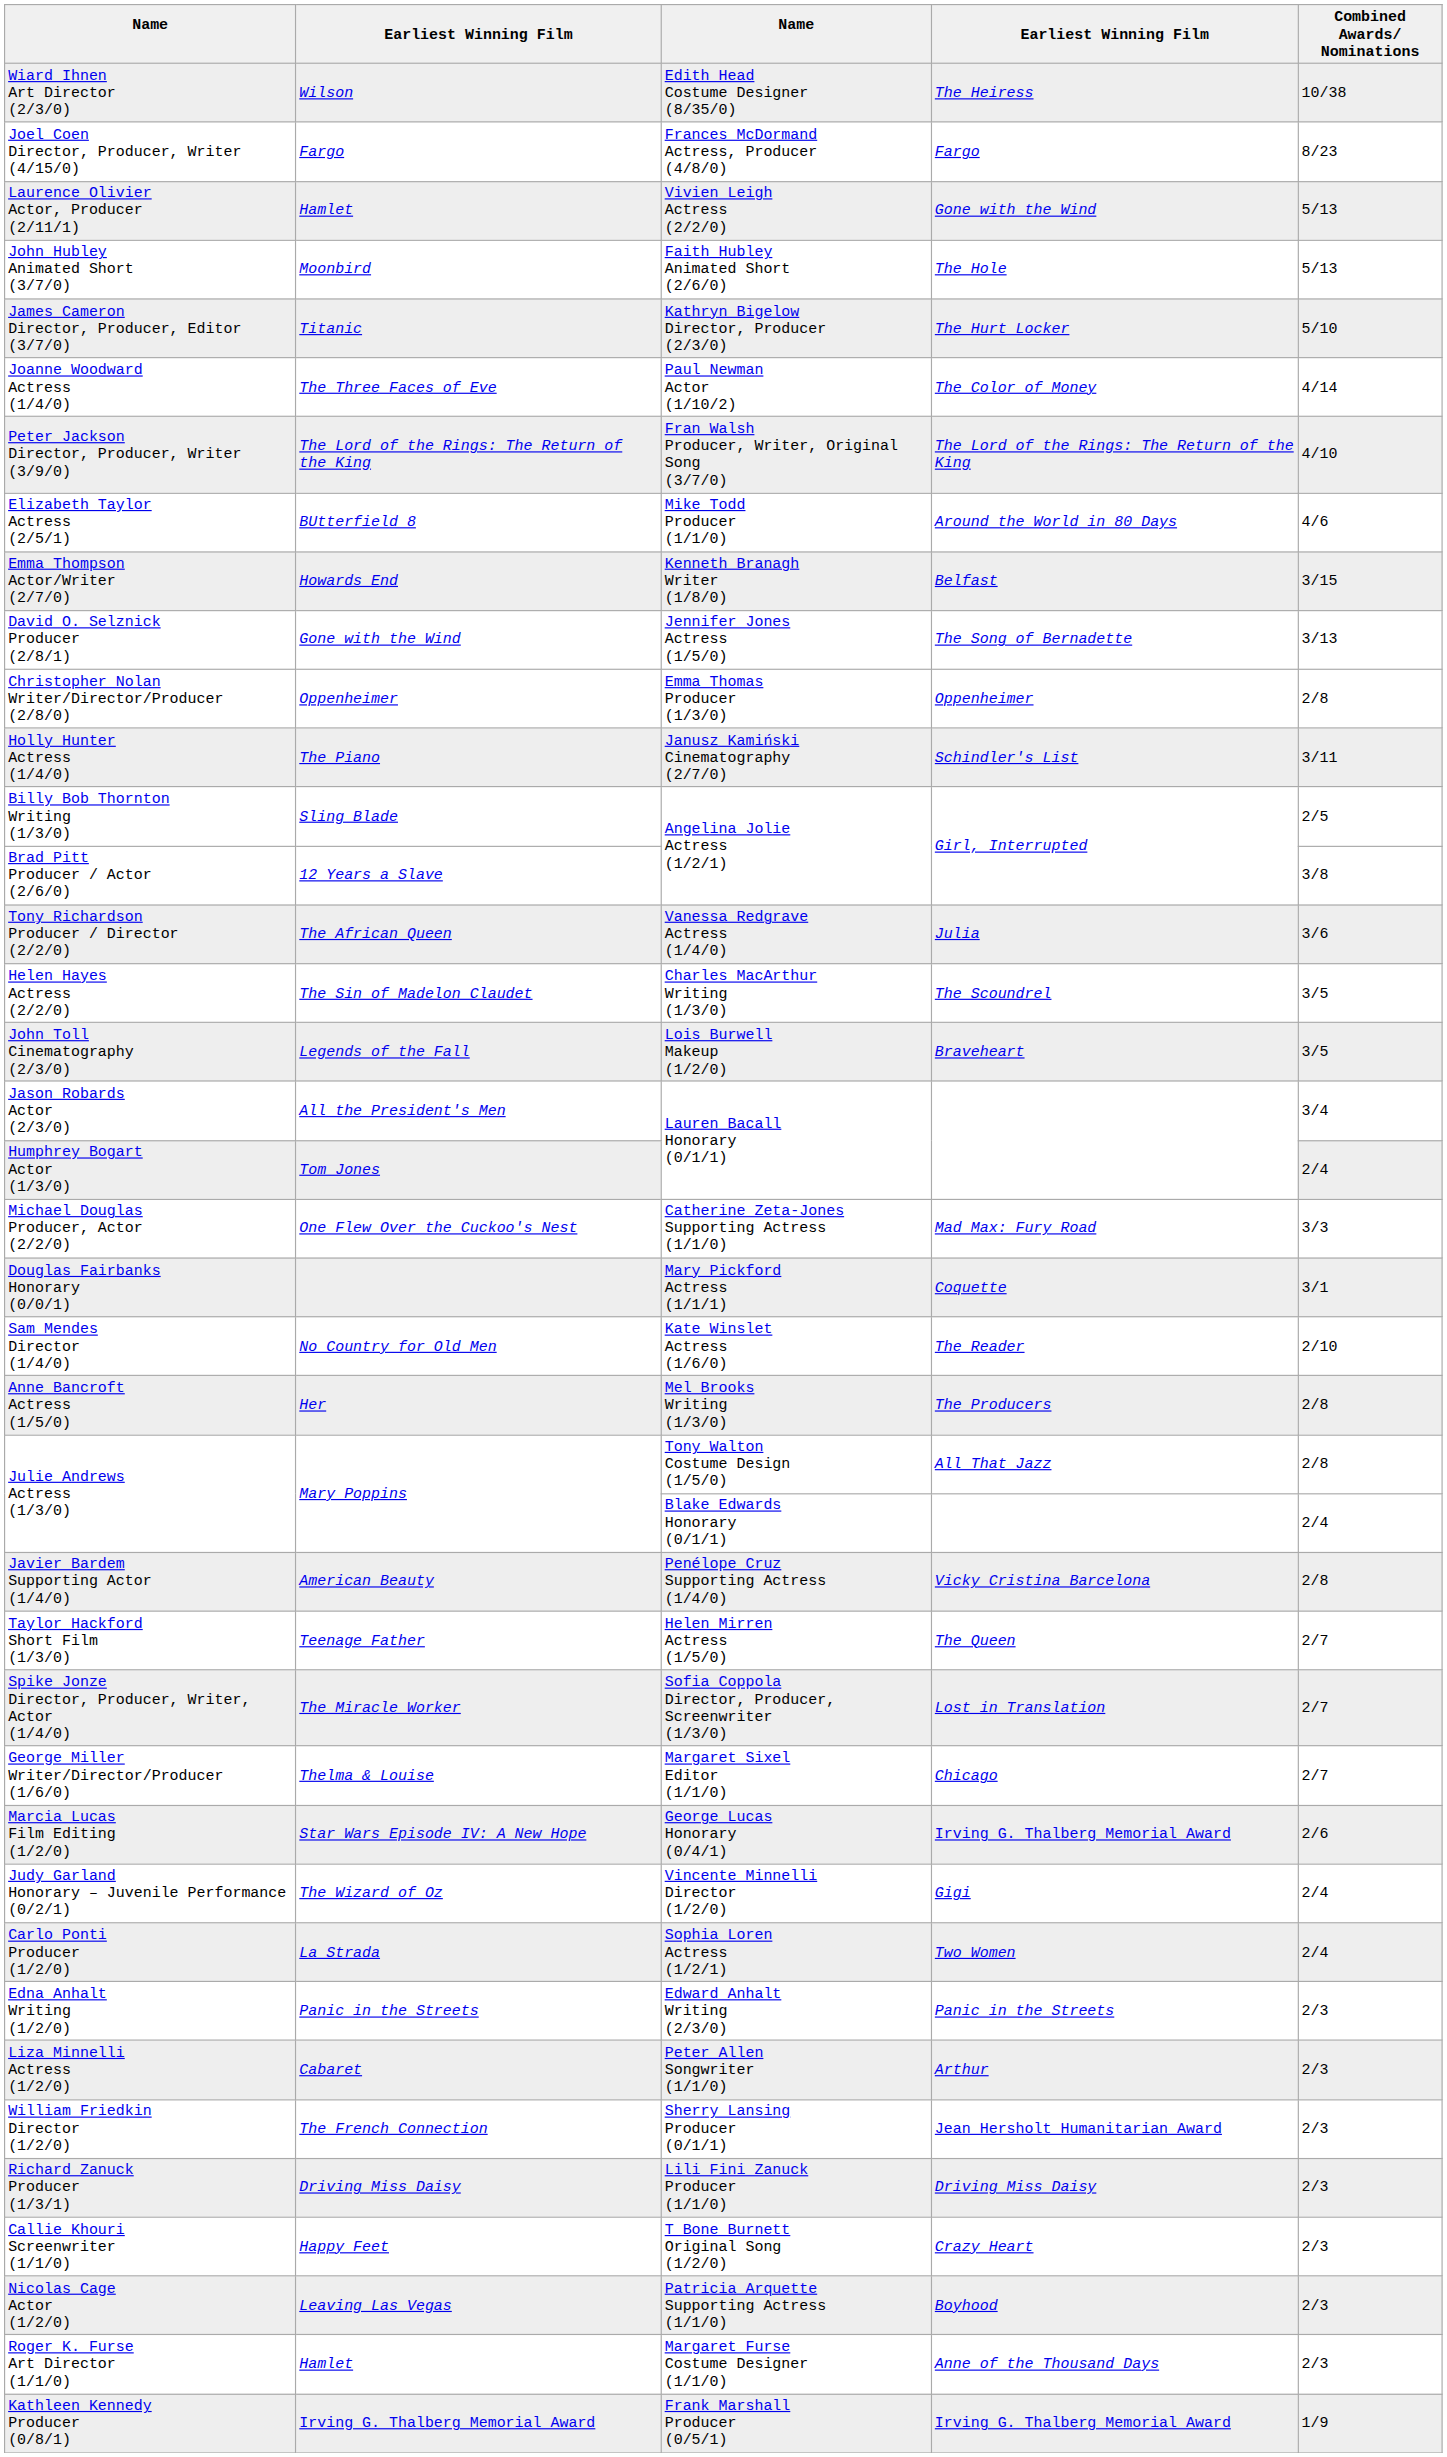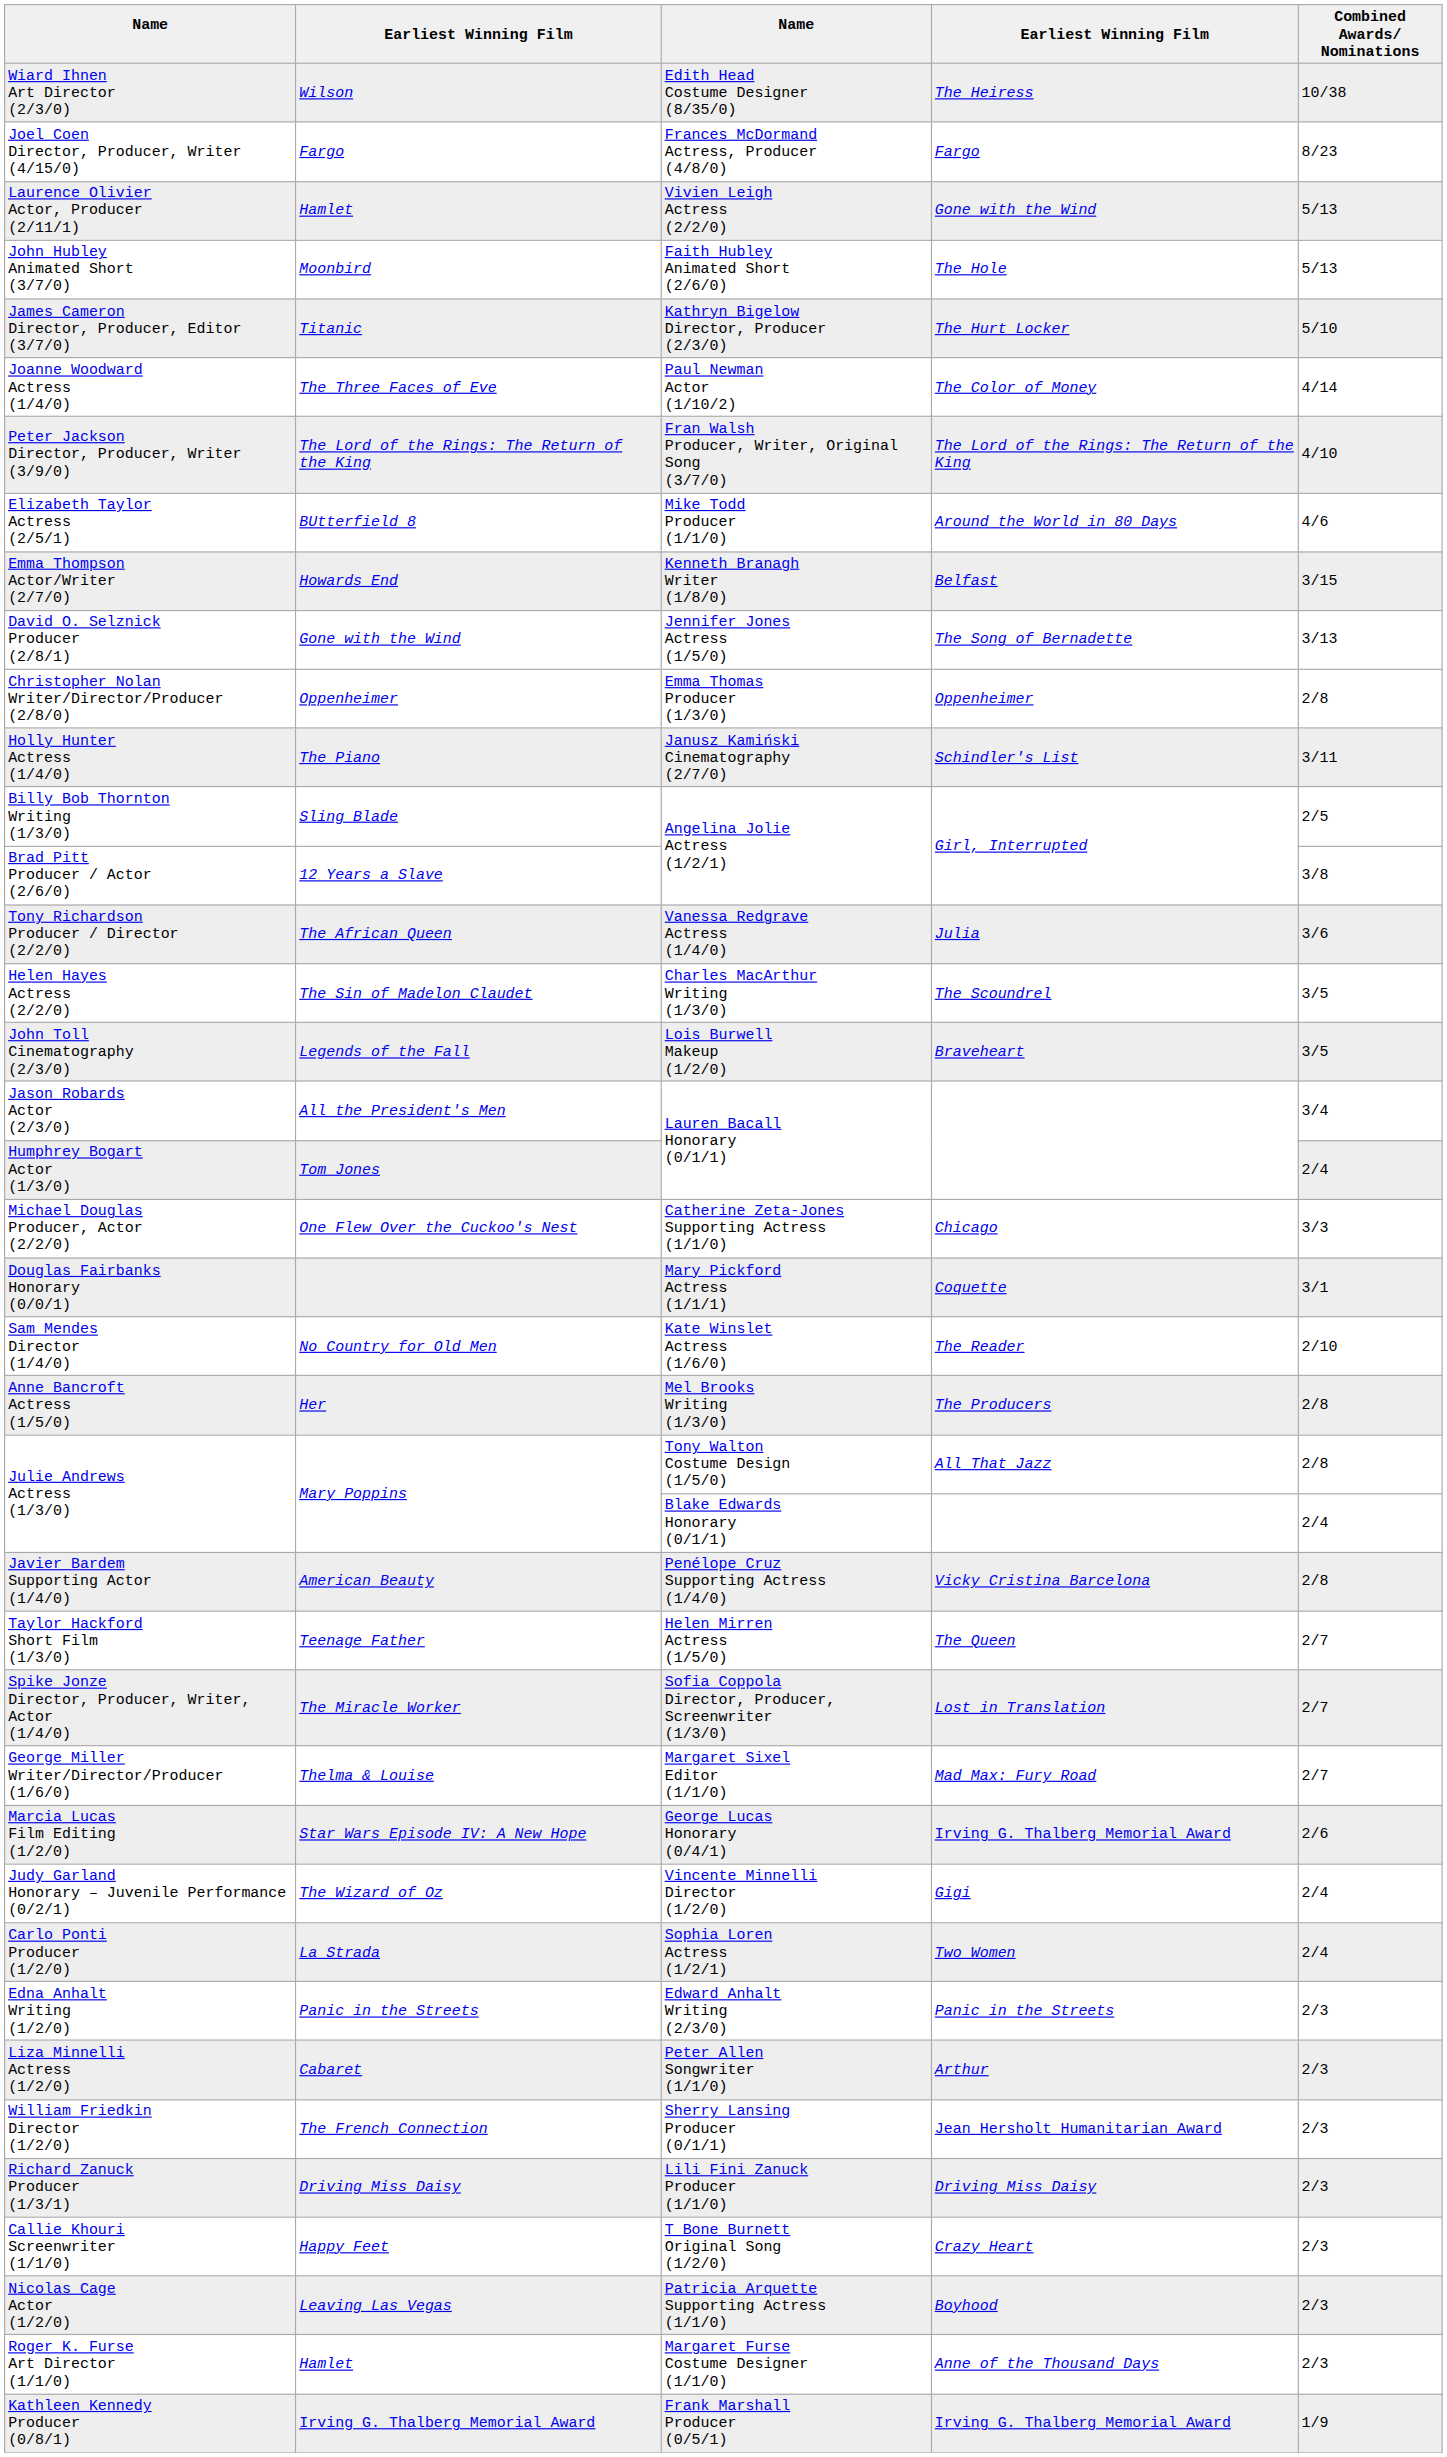(1016, 1229) Mad Max: Fury Road -> (966, 1229) Chicago
(966, 1776) Chicago -> (1016, 1776) Mad Max: Fury Road
